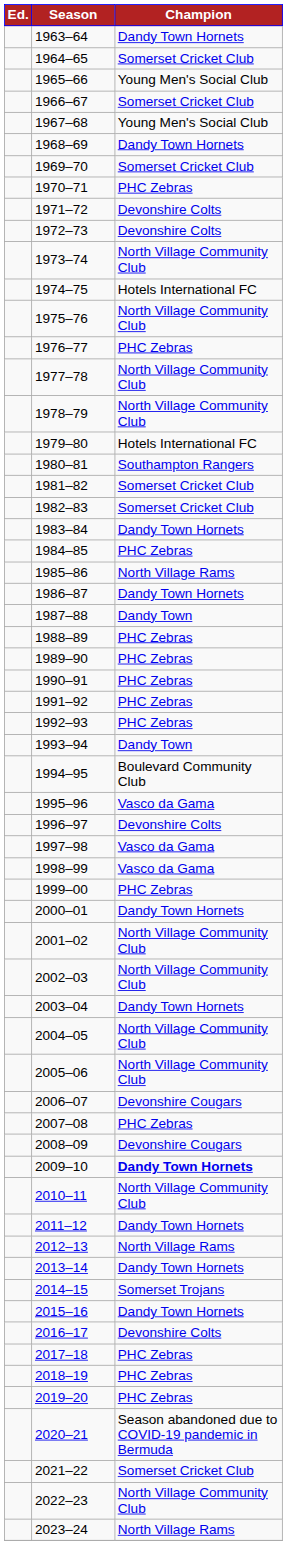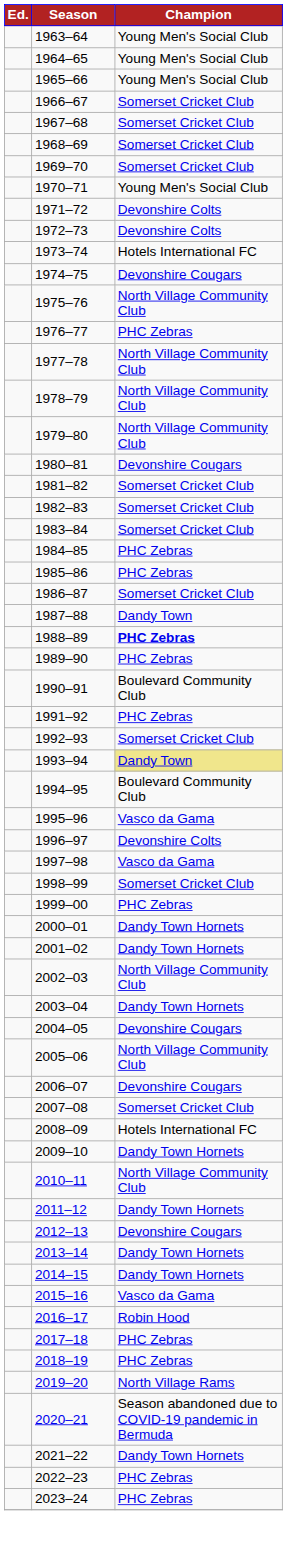(181, 36) Dandy Town Hornets -> (193, 36) Young Men's Social Club
(186, 58) Somerset Cricket Club -> (193, 58) Young Men's Social Club
(193, 123) Young Men's Social Club -> (186, 123) Somerset Cricket Club
(181, 144) Dandy Town Hornets -> (186, 144) Somerset Cricket Club
(155, 187) PHC Zebras -> (193, 187) Young Men's Social Club
(193, 260) North Village Community Club -> (187, 252) Hotels International FC
(187, 289) Hotels International FC -> (180, 274) Devonshire Cougars
(187, 443) Hotels International FC -> (193, 435) North Village Community Club
(186, 464) Southampton Rangers -> (180, 464) Devonshire Cougars
(181, 529) Dandy Town Hornets -> (186, 529) Somerset Cricket Club
(176, 572) North Village Rams -> (155, 572) PHC Zebras
(181, 594) Dandy Town Hornets -> (186, 594) Somerset Cricket Club
(155, 637) normal -> (156, 637) bold
(155, 680) PHC Zebras -> (185, 688) Boulevard Community Club
(155, 723) PHC Zebras -> (186, 738) Somerset Cricket Club
(155, 745) no background -> (155, 760) khaki background
(166, 868) Vasco da Gama -> (186, 883) Somerset Cricket Club
(193, 940) North Village Community Club -> (181, 948) Dandy Town Hornets
(193, 1035) North Village Community Club -> (180, 1028) Devonshire Cougars
(155, 1123) PHC Zebras -> (186, 1108) Somerset Cricket Club
(180, 1145) Devonshire Cougars -> (187, 1129) Hotels International FC
(185, 1166) bold -> (181, 1151) normal
(176, 1246) North Village Rams -> (180, 1231) Devonshire Cougars
(171, 1289) Somerset Trojans -> (181, 1274) Dandy Town Hornets
(181, 1311) Dandy Town Hornets -> (166, 1296) Vasco da Gama
(170, 1332) Devonshire Colts -> (154, 1317) Robin Hood
(155, 1397) PHC Zebras -> (176, 1382) North Village Rams
(186, 1471) Somerset Cricket Club -> (181, 1456) Dandy Town Hornets
(193, 1500) North Village Community Club -> (155, 1477) PHC Zebras
(176, 1529) North Village Rams -> (155, 1499) PHC Zebras
